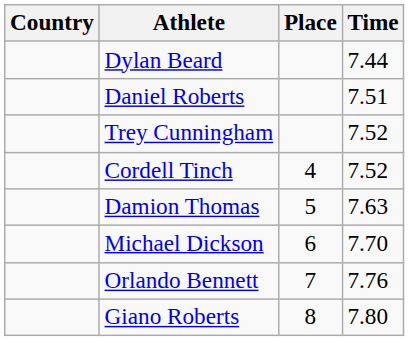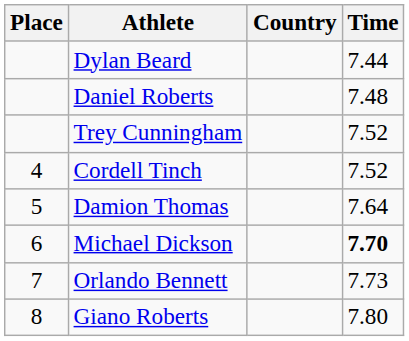columns swapped: (310, 22) <-> (52, 22)
(368, 96) 7.51 -> (368, 96) 7.48
(368, 206) 7.63 -> (368, 206) 7.64
(368, 243) normal -> (368, 243) bold
(368, 280) 7.76 -> (368, 280) 7.73
